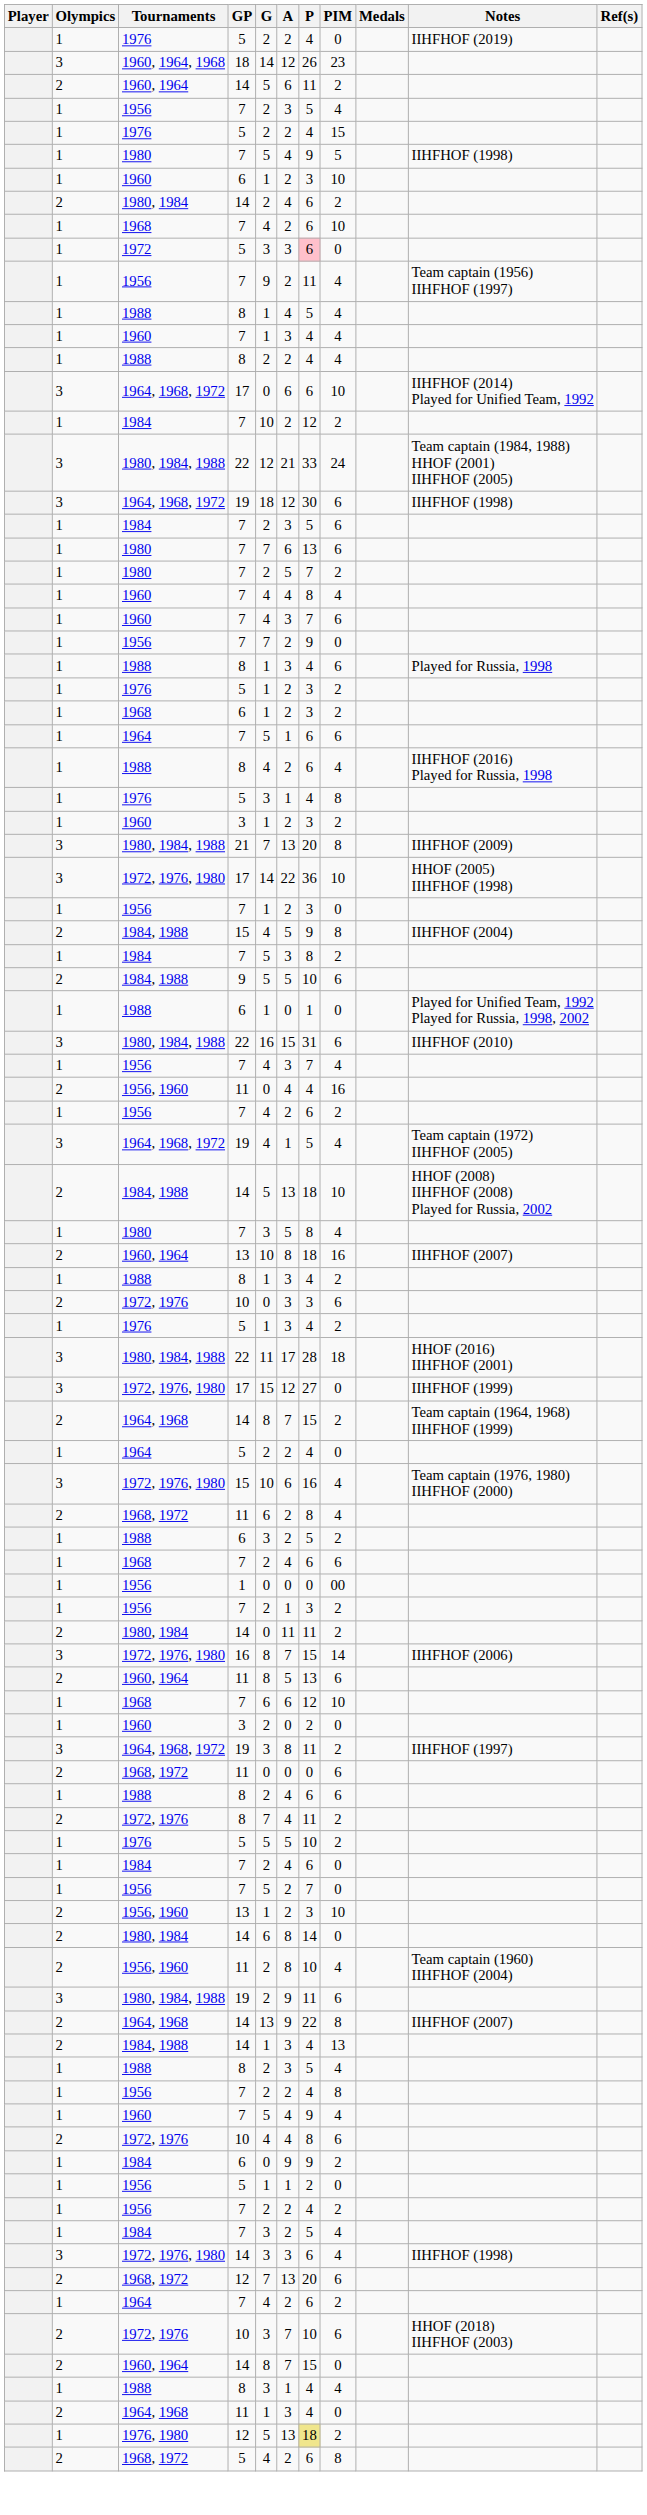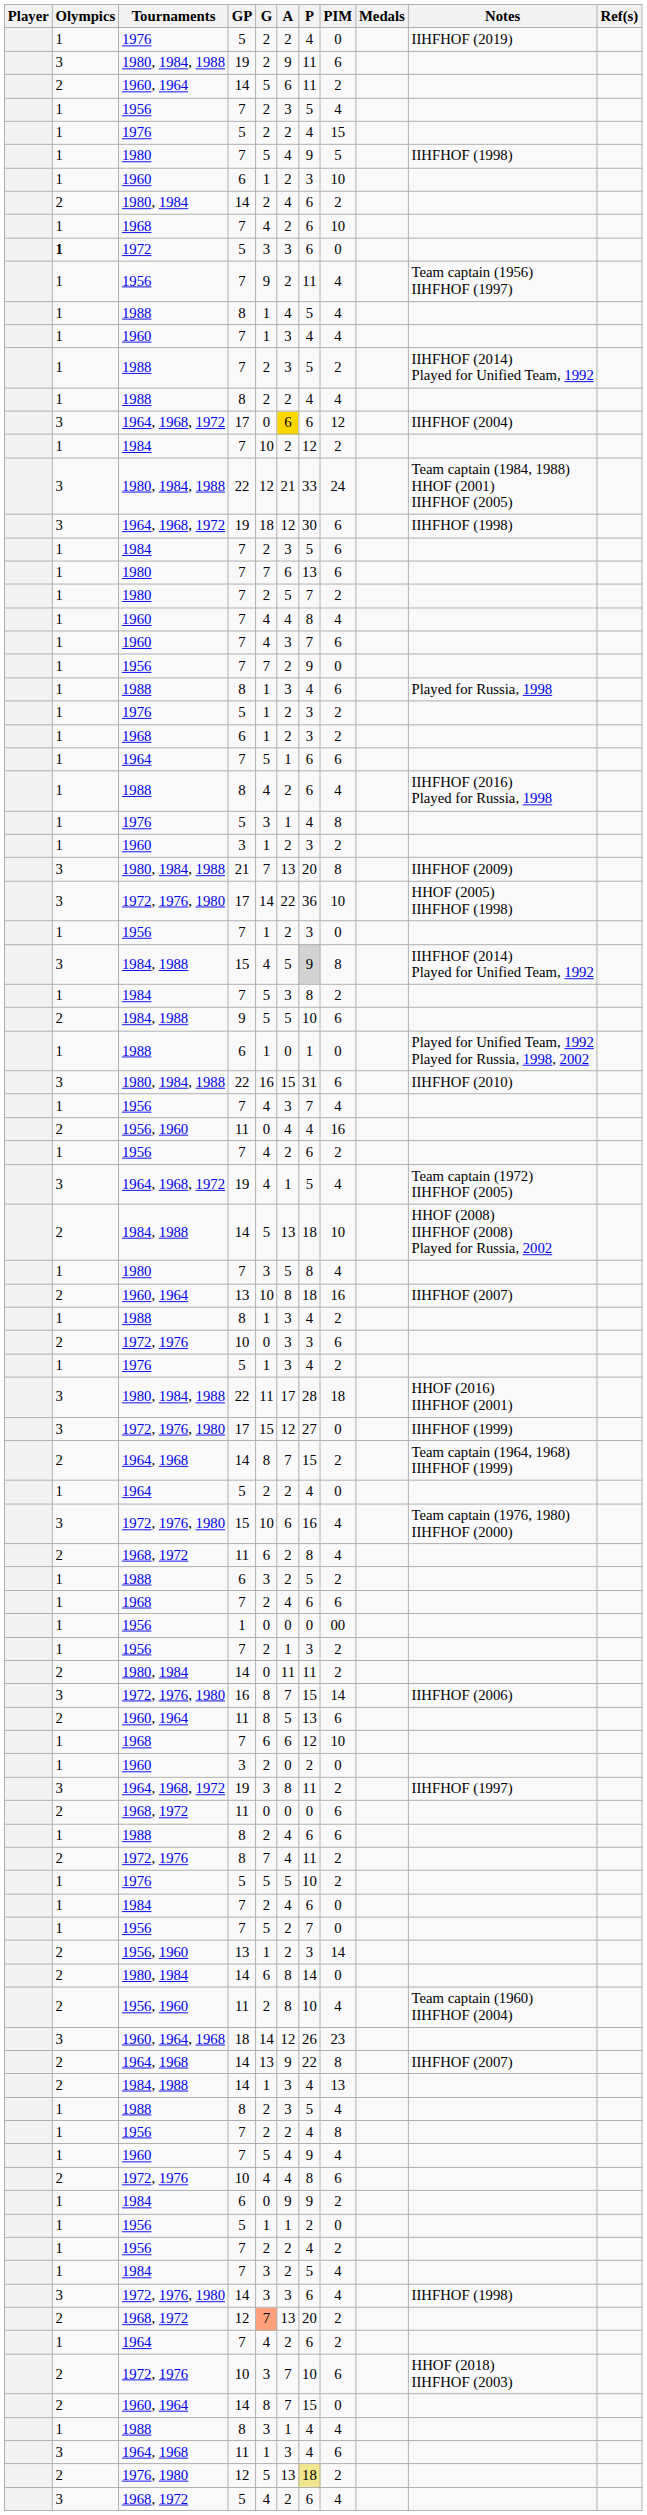rows swapped: (174, 62) <-> (174, 1998)
(59, 249) normal -> (59, 249) bold
(309, 249) pink background -> (309, 249) no background
+ row: (137, 367)
(288, 391) no background -> (288, 422) gold background
(338, 391) 10 -> (338, 422) 12
(503, 391) IIHFHOF (2014) Played for Unified Team, 1992 -> (462, 422) IIHFHOF (2004)
(59, 932) 2 -> (59, 964) 3
(309, 932) no background -> (309, 964) lightgrey background
(462, 932) IIHFHOF (2004) -> (503, 964) IIHFHOF (2014) Played for Unified Team, 1992
(338, 1912) 10 -> (338, 1952) 14
(266, 2279) no background -> (266, 2318) lightsalmon background
(338, 2279) 6 -> (338, 2318) 2
(59, 2412) 2 -> (59, 2452) 3
(338, 2412) 0 -> (338, 2452) 6
(59, 2435) 1 -> (59, 2475) 2
(59, 2459) 2 -> (59, 2498) 3
(338, 2459) 8 -> (338, 2498) 4
